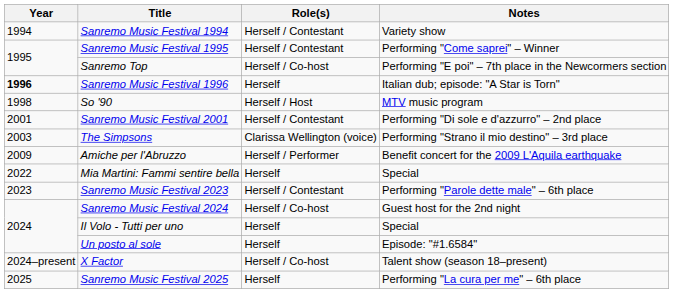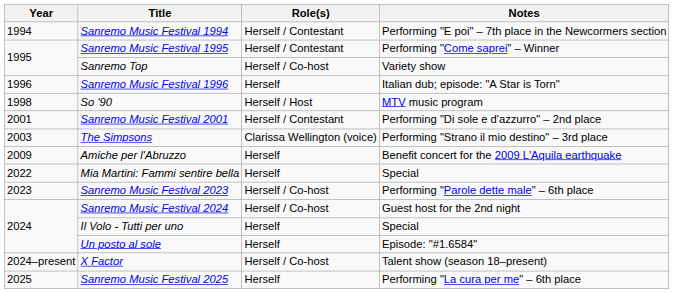(414, 31) Variety show -> (524, 31) Performing "E poi" – 7th place in the Newcormers section
(524, 66) Performing "E poi" – 7th place in the Newcormers section -> (414, 66) Variety show
(19, 84) bold -> (19, 84) normal
(292, 155) Herself / Performer -> (262, 155) Herself
(294, 191) Herself / Contestant -> (286, 191) Herself / Co-host
